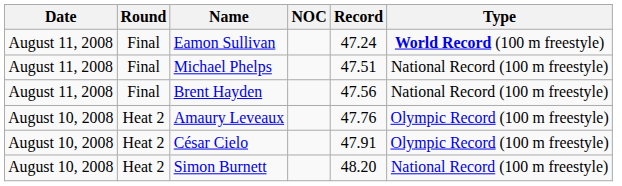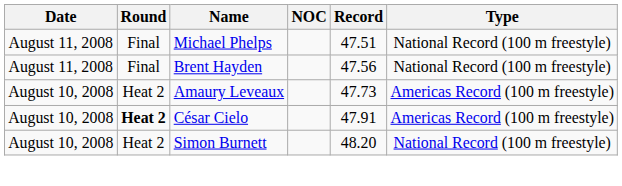- row: (225, 42)
(359, 117) 47.76 -> (359, 92) 47.73
(500, 117) Olympic Record (100 m freestyle) -> (502, 92) Americas Record (100 m freestyle)
(144, 142) normal -> (144, 117) bold
(500, 142) Olympic Record (100 m freestyle) -> (502, 117) Americas Record (100 m freestyle)
